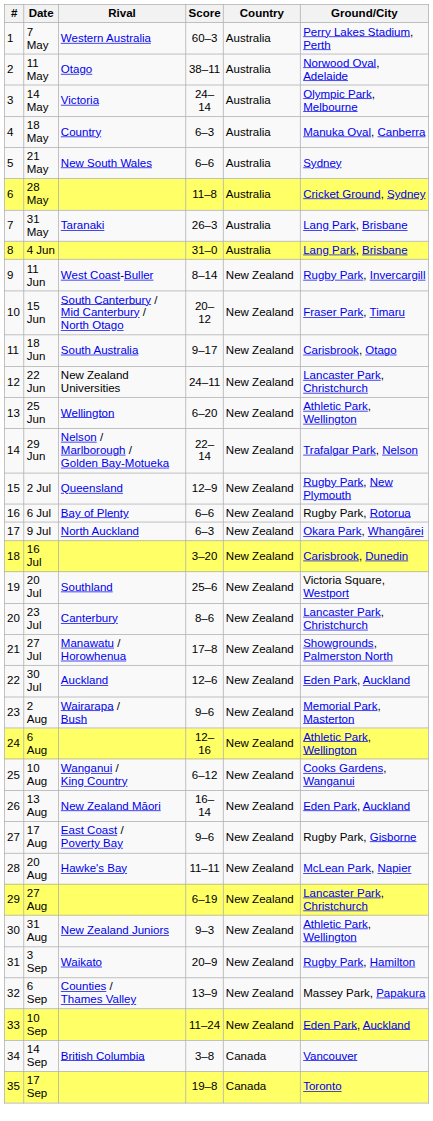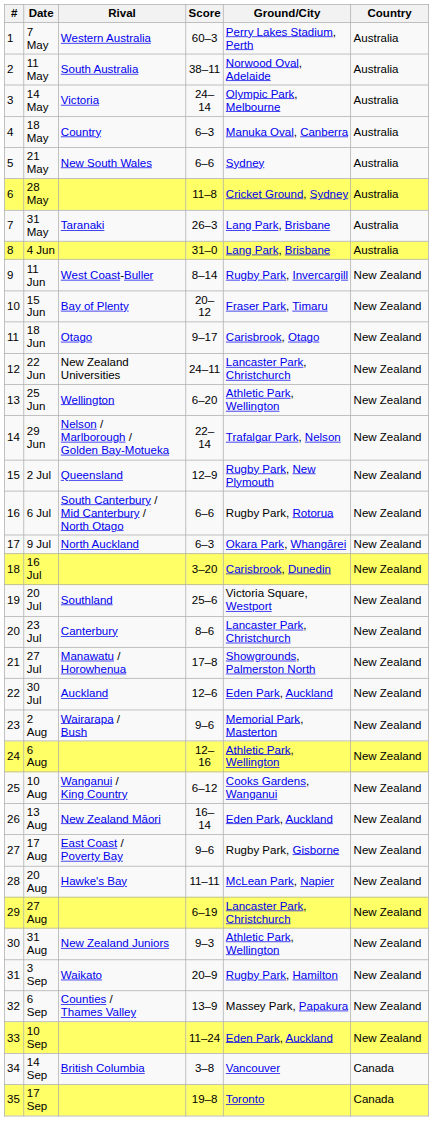columns swapped: (364, 13) <-> (262, 13)
(77, 69) Otago -> (100, 69) South Australia
(109, 312) South Canterbury / Mid Canterbury / North Otago -> (95, 306) Bay of Plenty
(100, 350) South Australia -> (77, 337) Otago
(95, 513) Bay of Plenty -> (109, 513) South Canterbury / Mid Canterbury / North Otago
